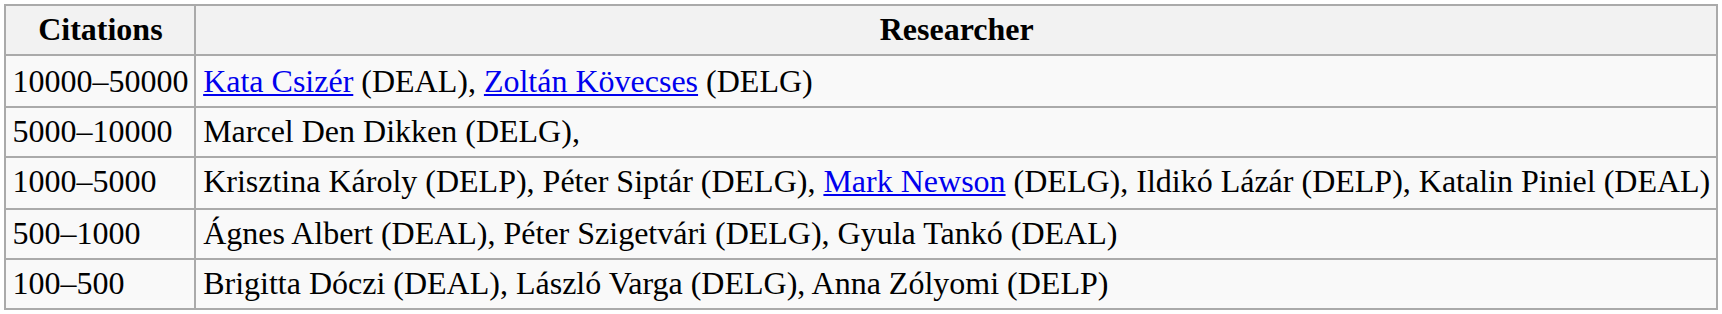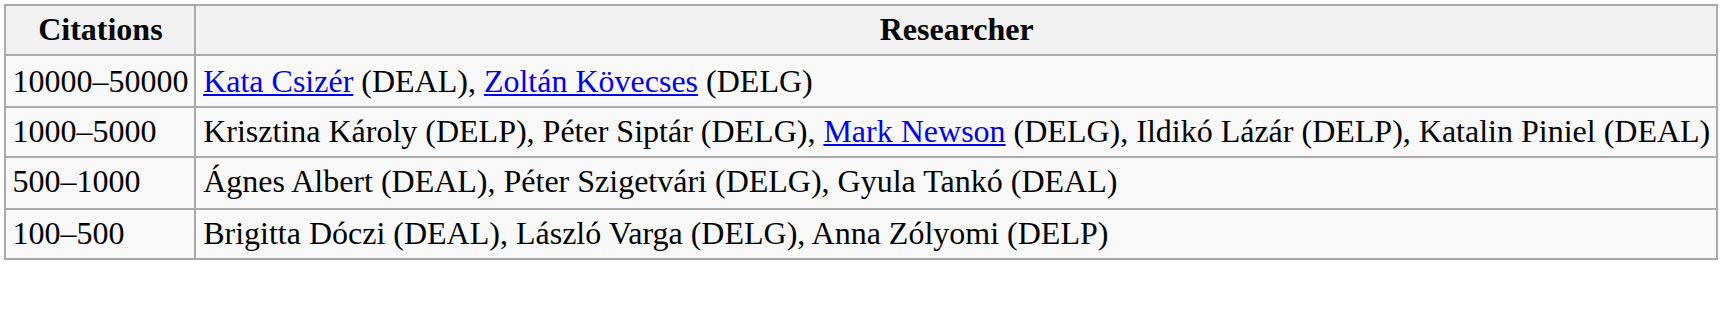- row: (392, 131)
